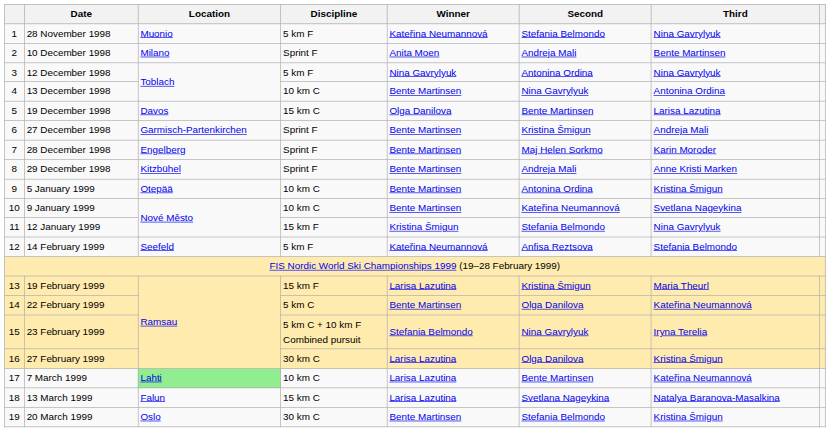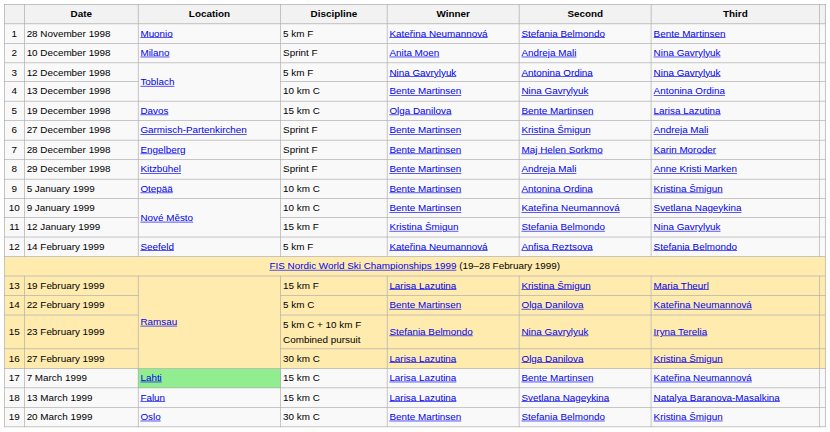(687, 33) Nina Gavrylyuk -> (690, 33) Bente Martinsen
(690, 52) Bente Martinsen -> (687, 52) Nina Gavrylyuk
(301, 378) 10 km C -> (301, 378) 15 km C
